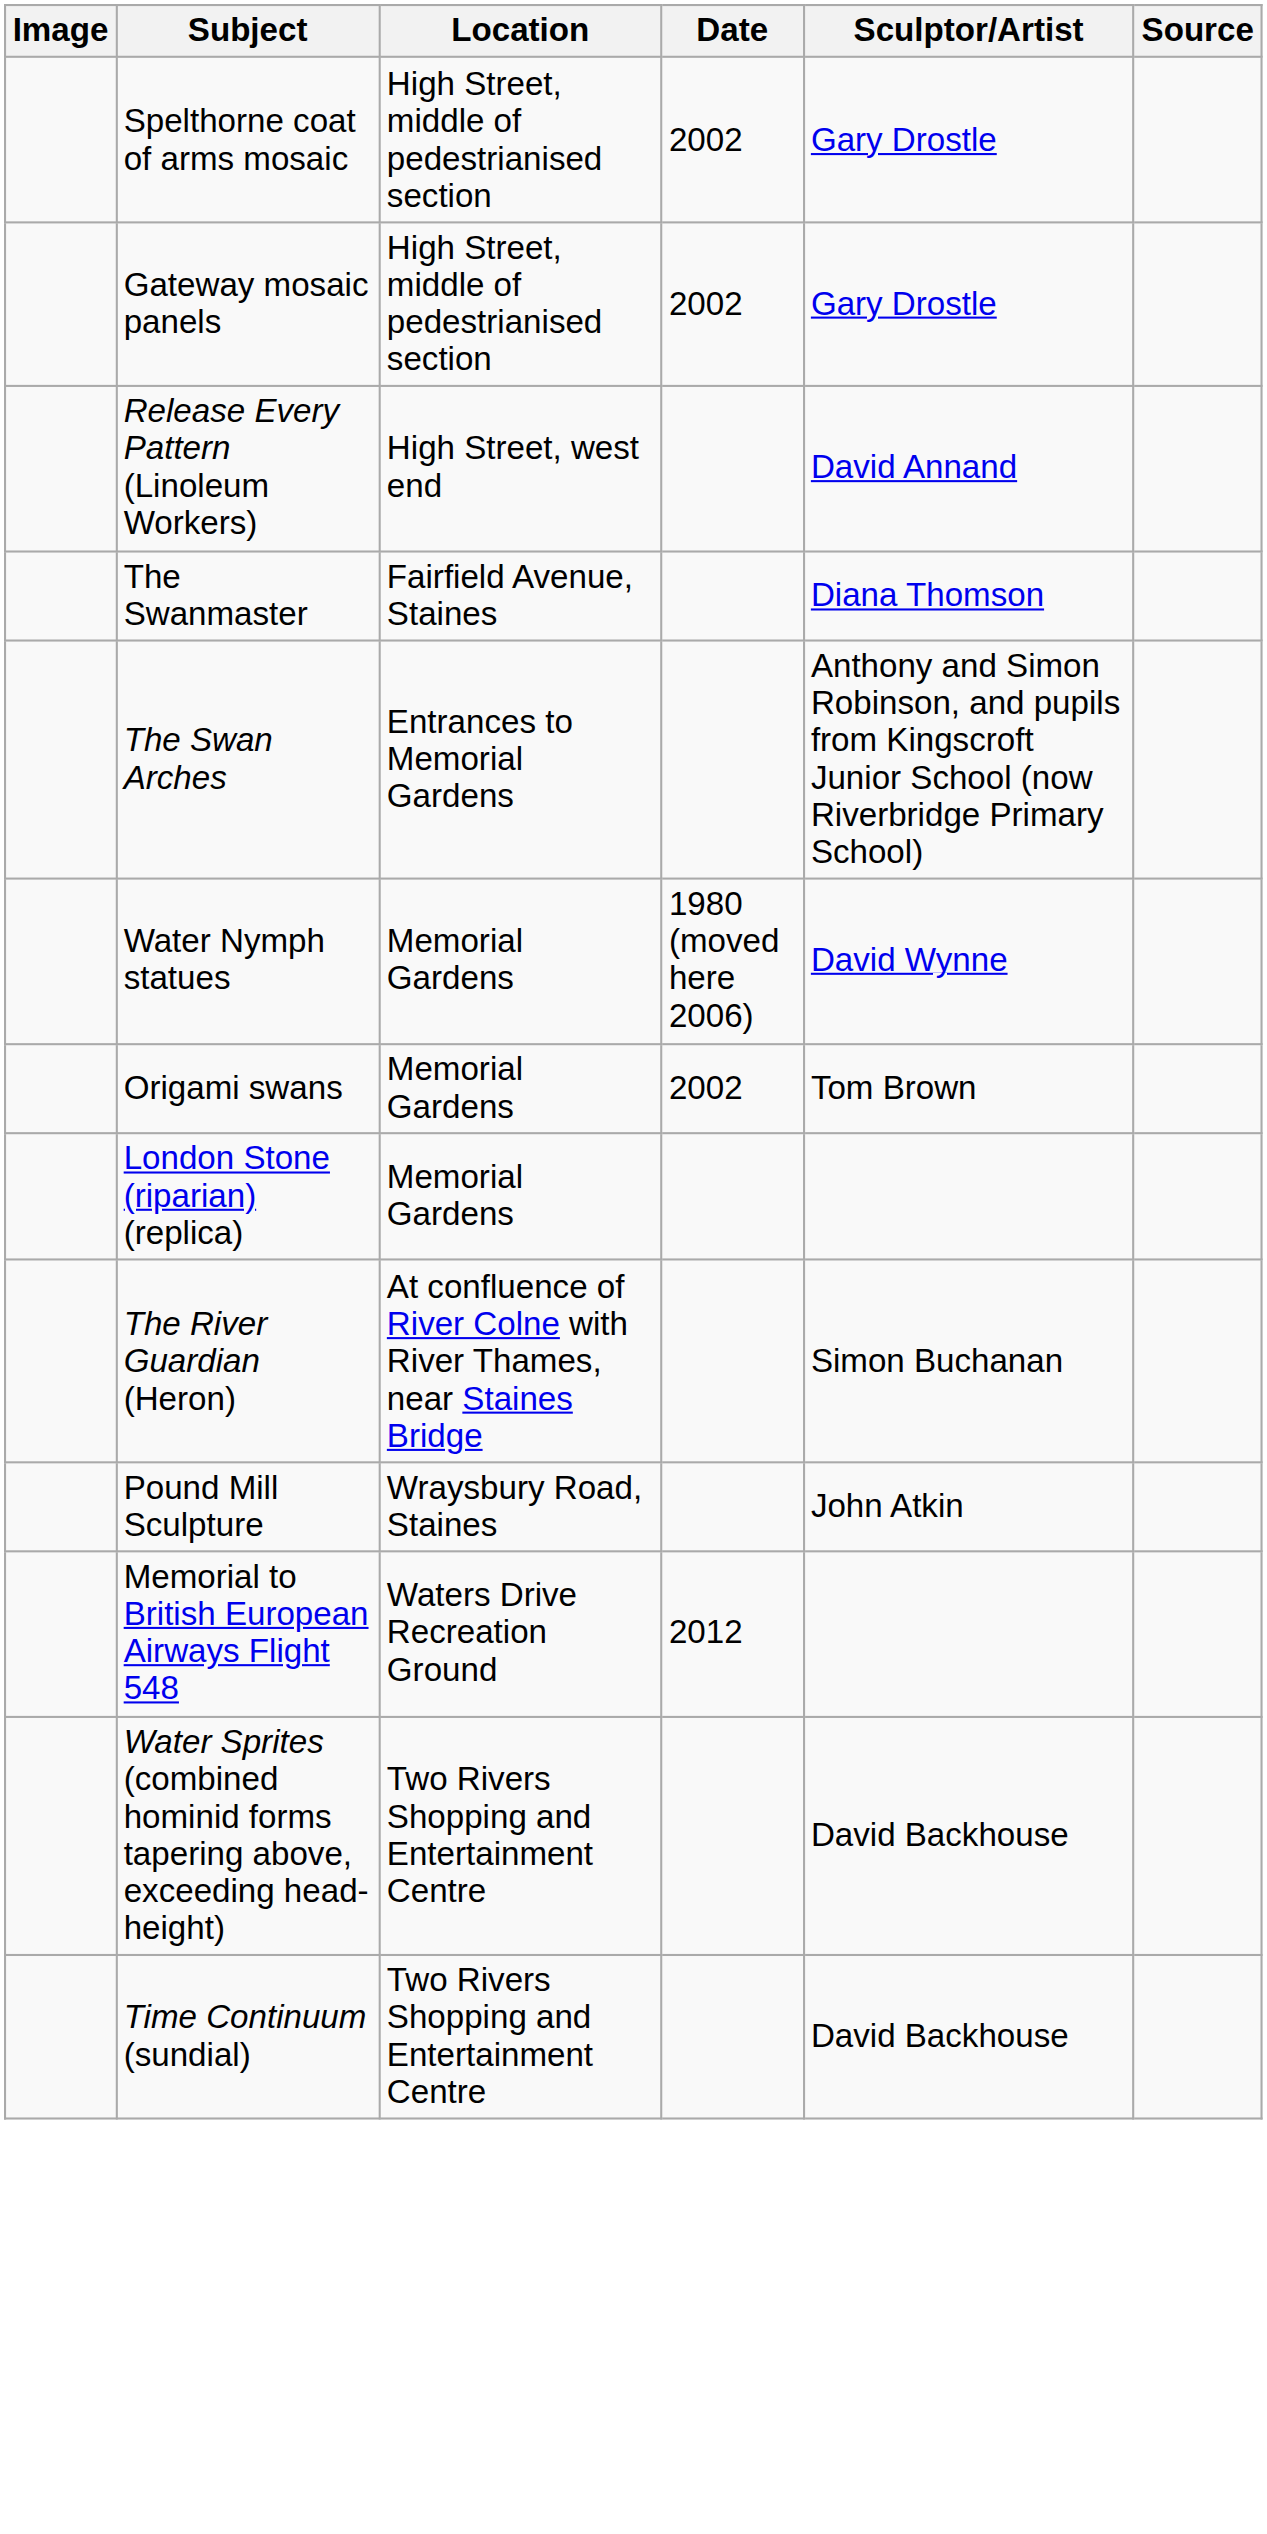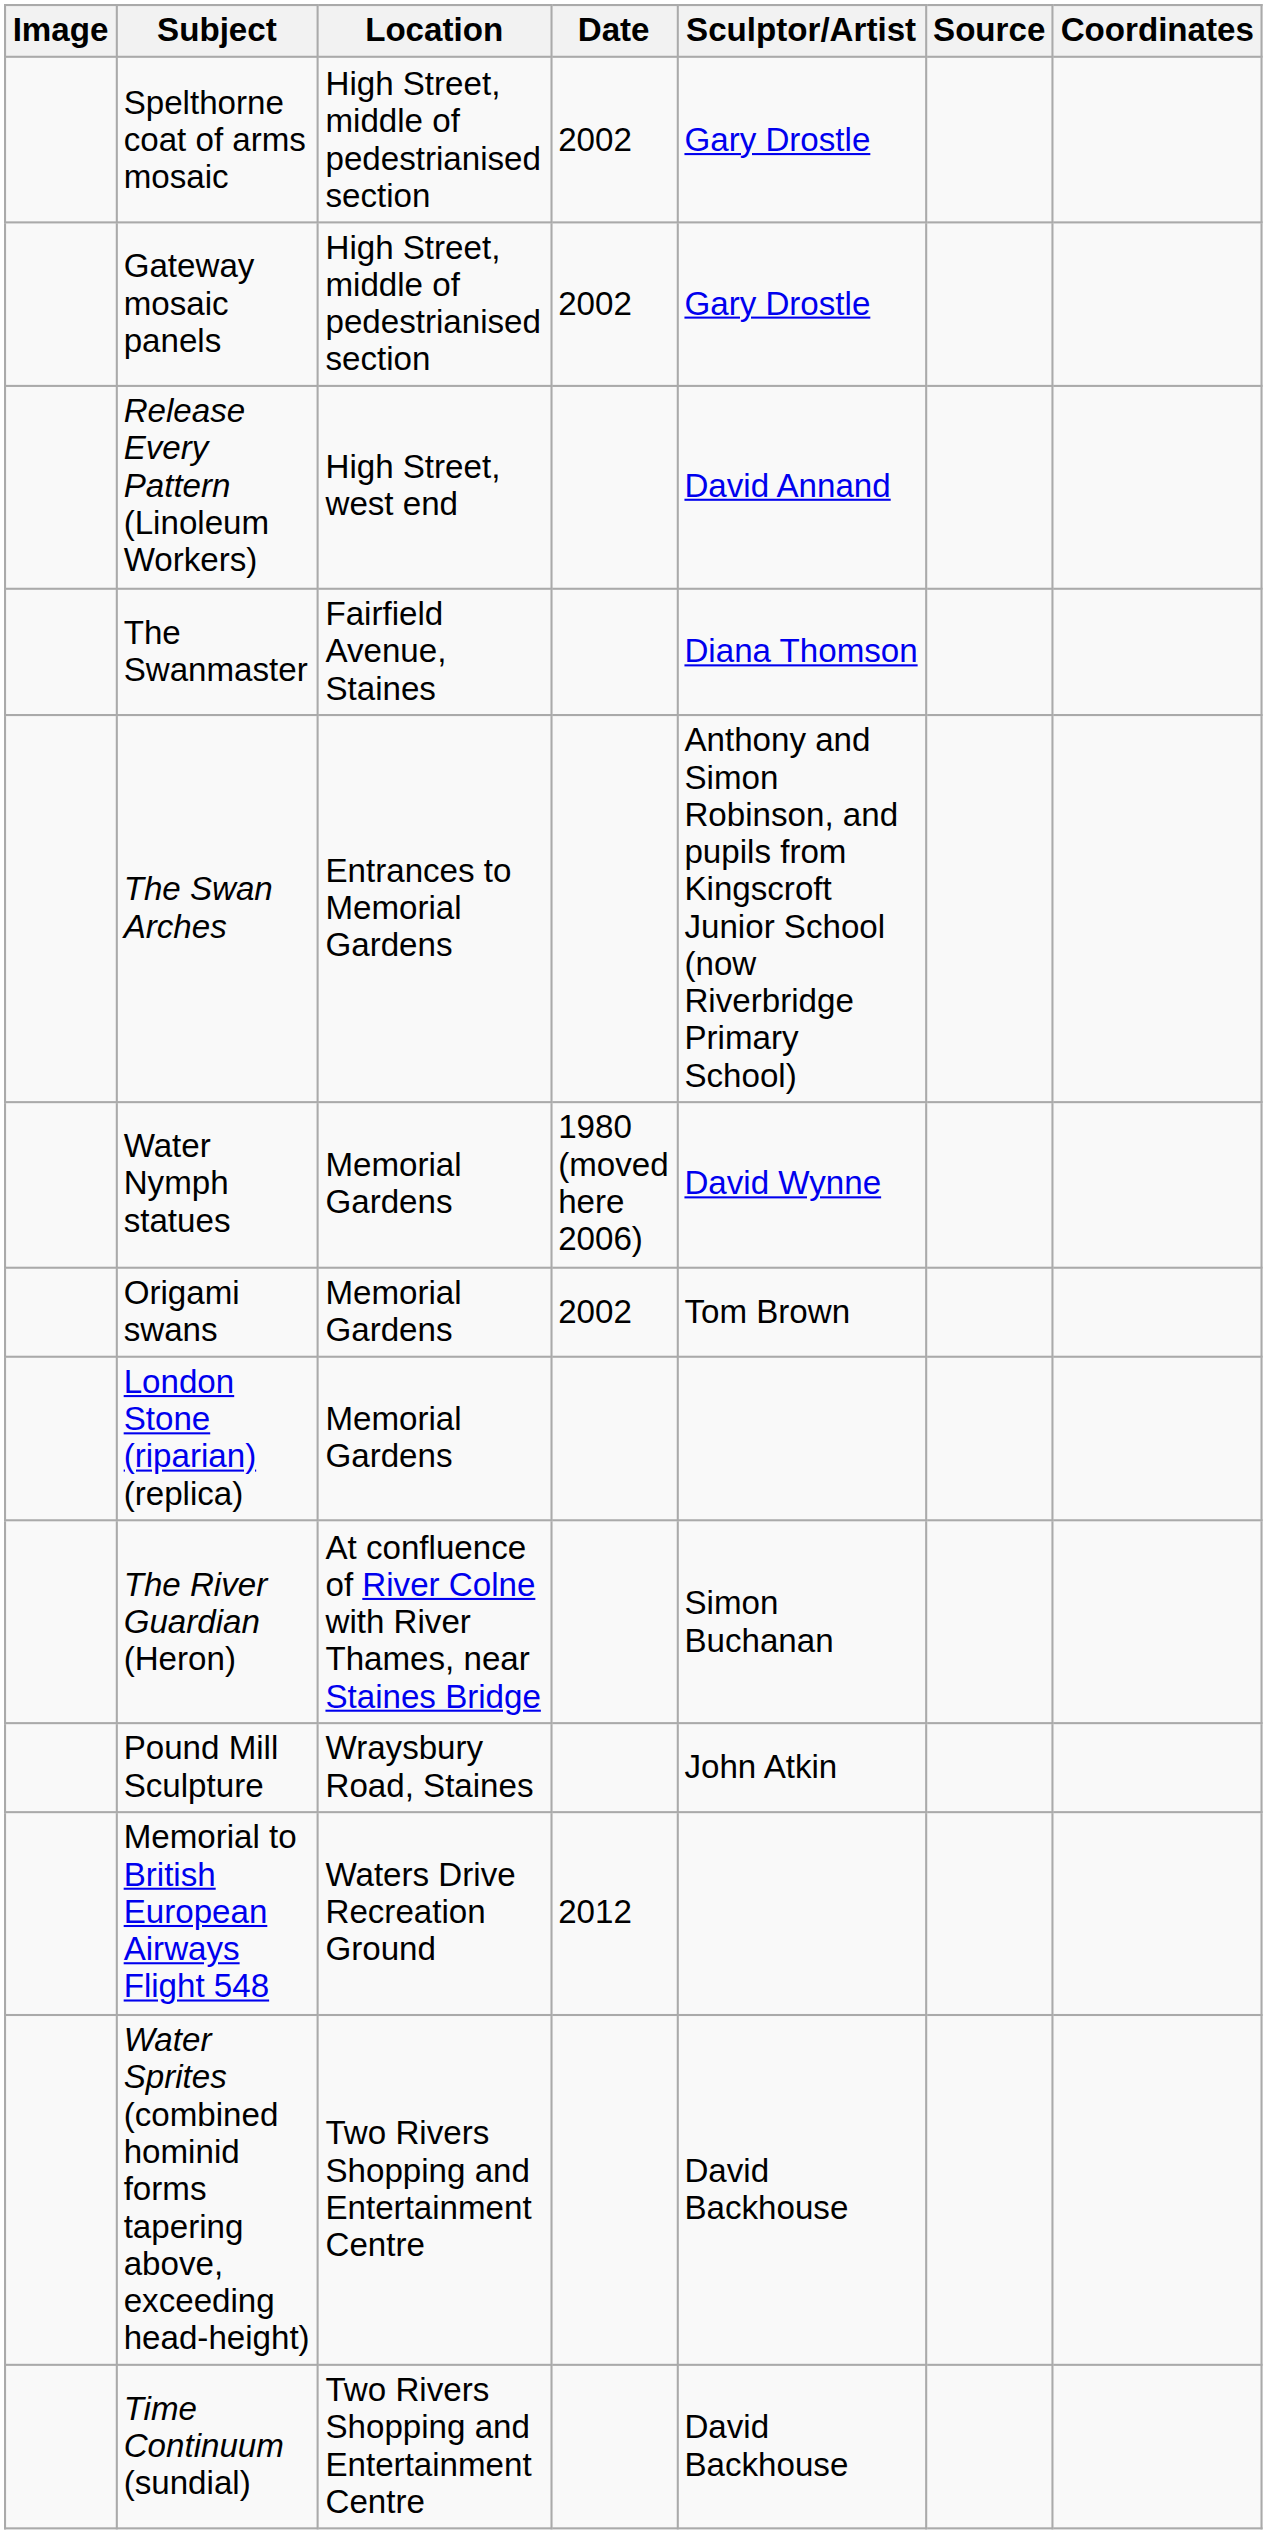+ column: (1157, 30)
